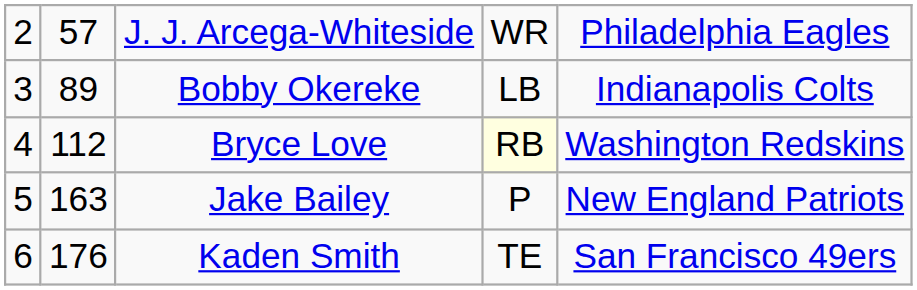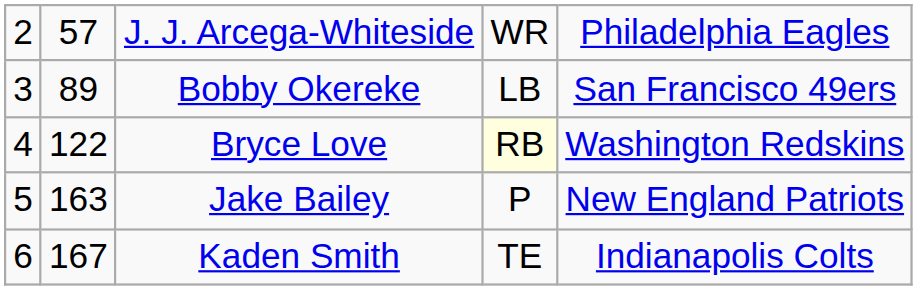(735, 88) Indianapolis Colts -> (735, 88) San Francisco 49ers
(78, 144) 112 -> (78, 144) 122
(78, 255) 176 -> (78, 255) 167
(735, 255) San Francisco 49ers -> (735, 255) Indianapolis Colts
